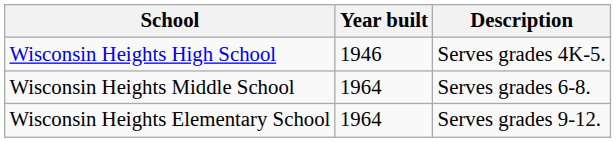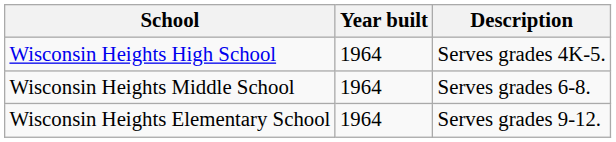(361, 53) 1946 -> (361, 53) 1964
